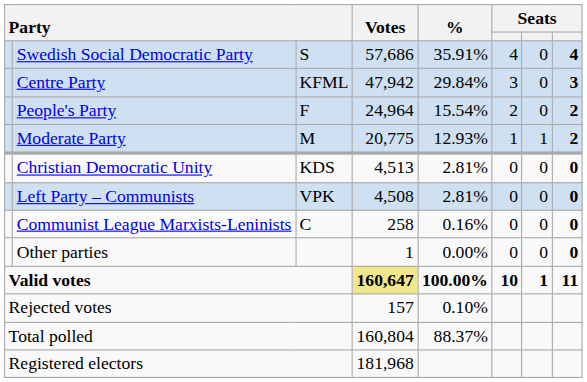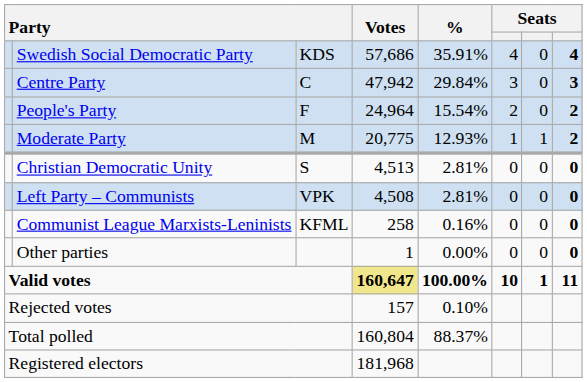(304, 54) S -> (317, 54) KDS
(324, 82) KFML -> (305, 82) C
(317, 168) KDS -> (304, 168) S
(305, 224) C -> (324, 224) KFML
